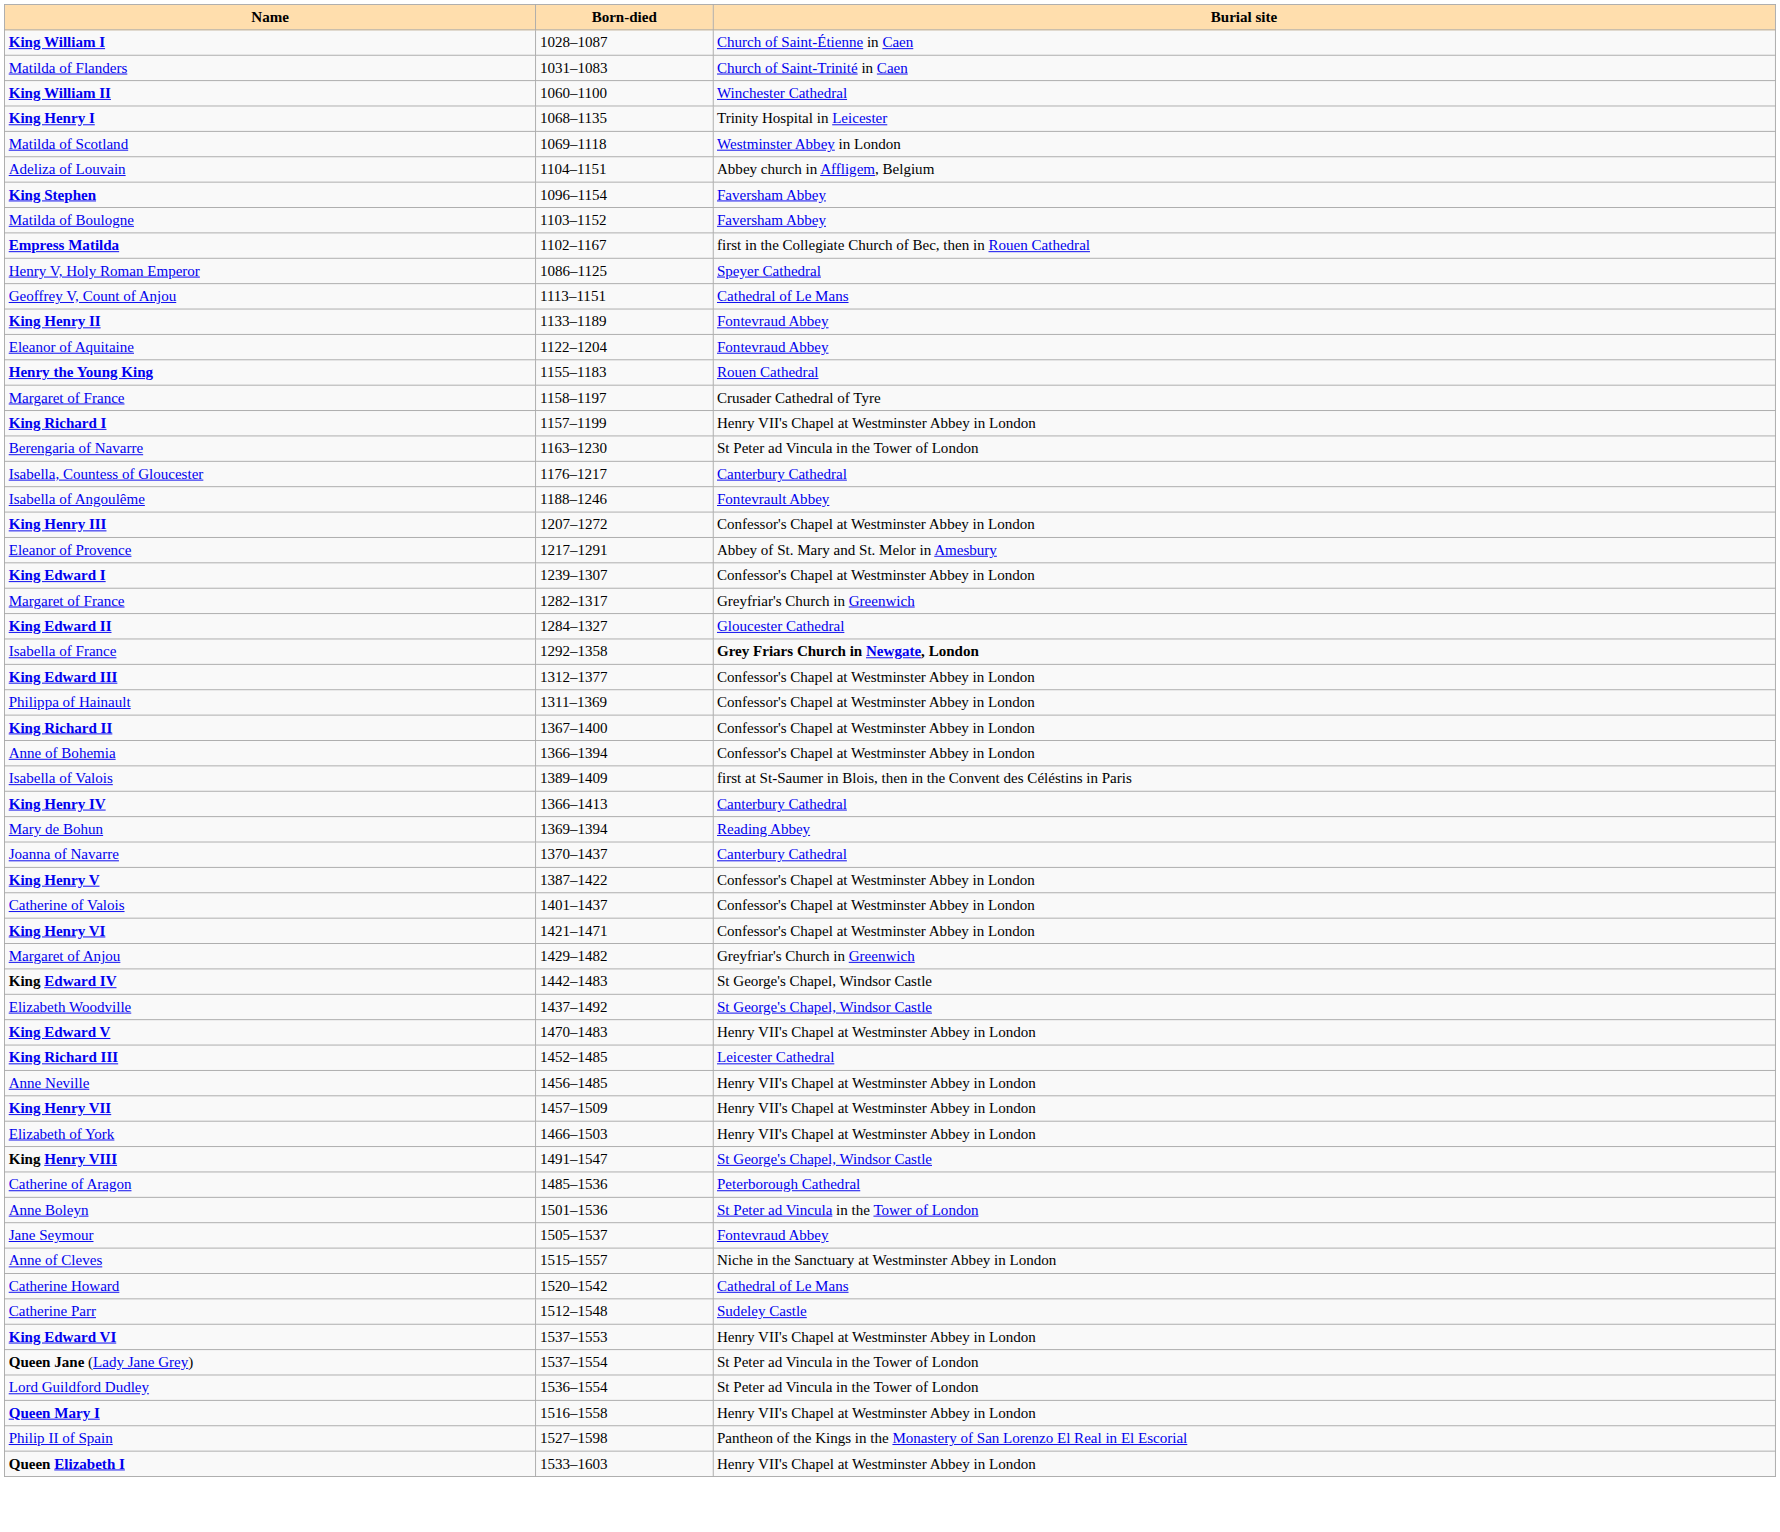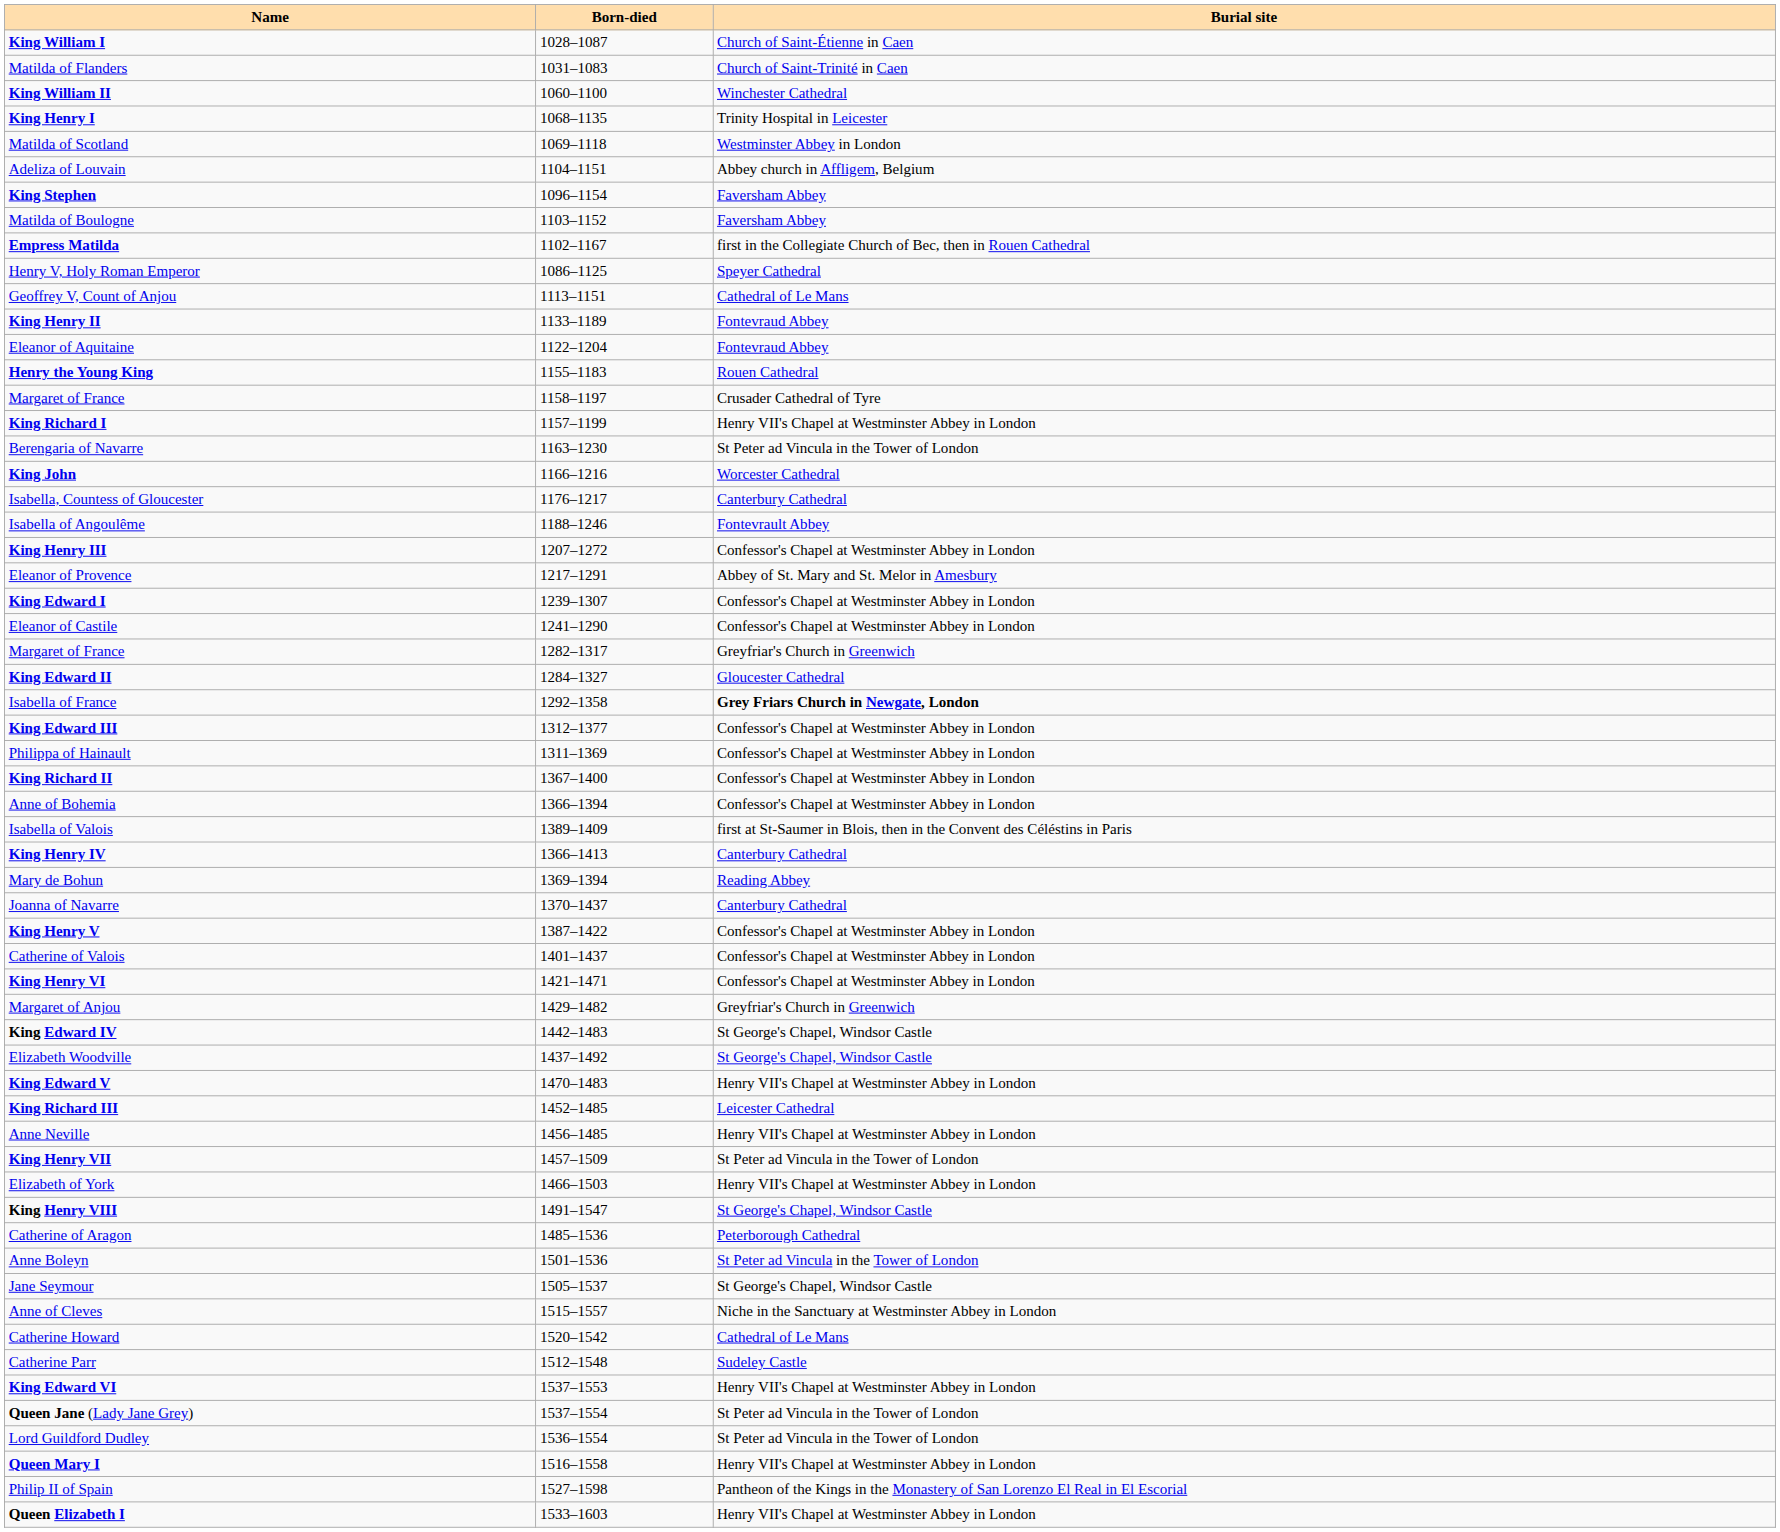+ row: (42, 474)
+ row: (63, 626)
(876, 1108) Henry VII's Chapel at Westminster Abbey in London -> (848, 1159) St Peter ad Vincula in the Tower of London
(773, 1235) Fontevraud Abbey -> (824, 1286) St George's Chapel, Windsor Castle
